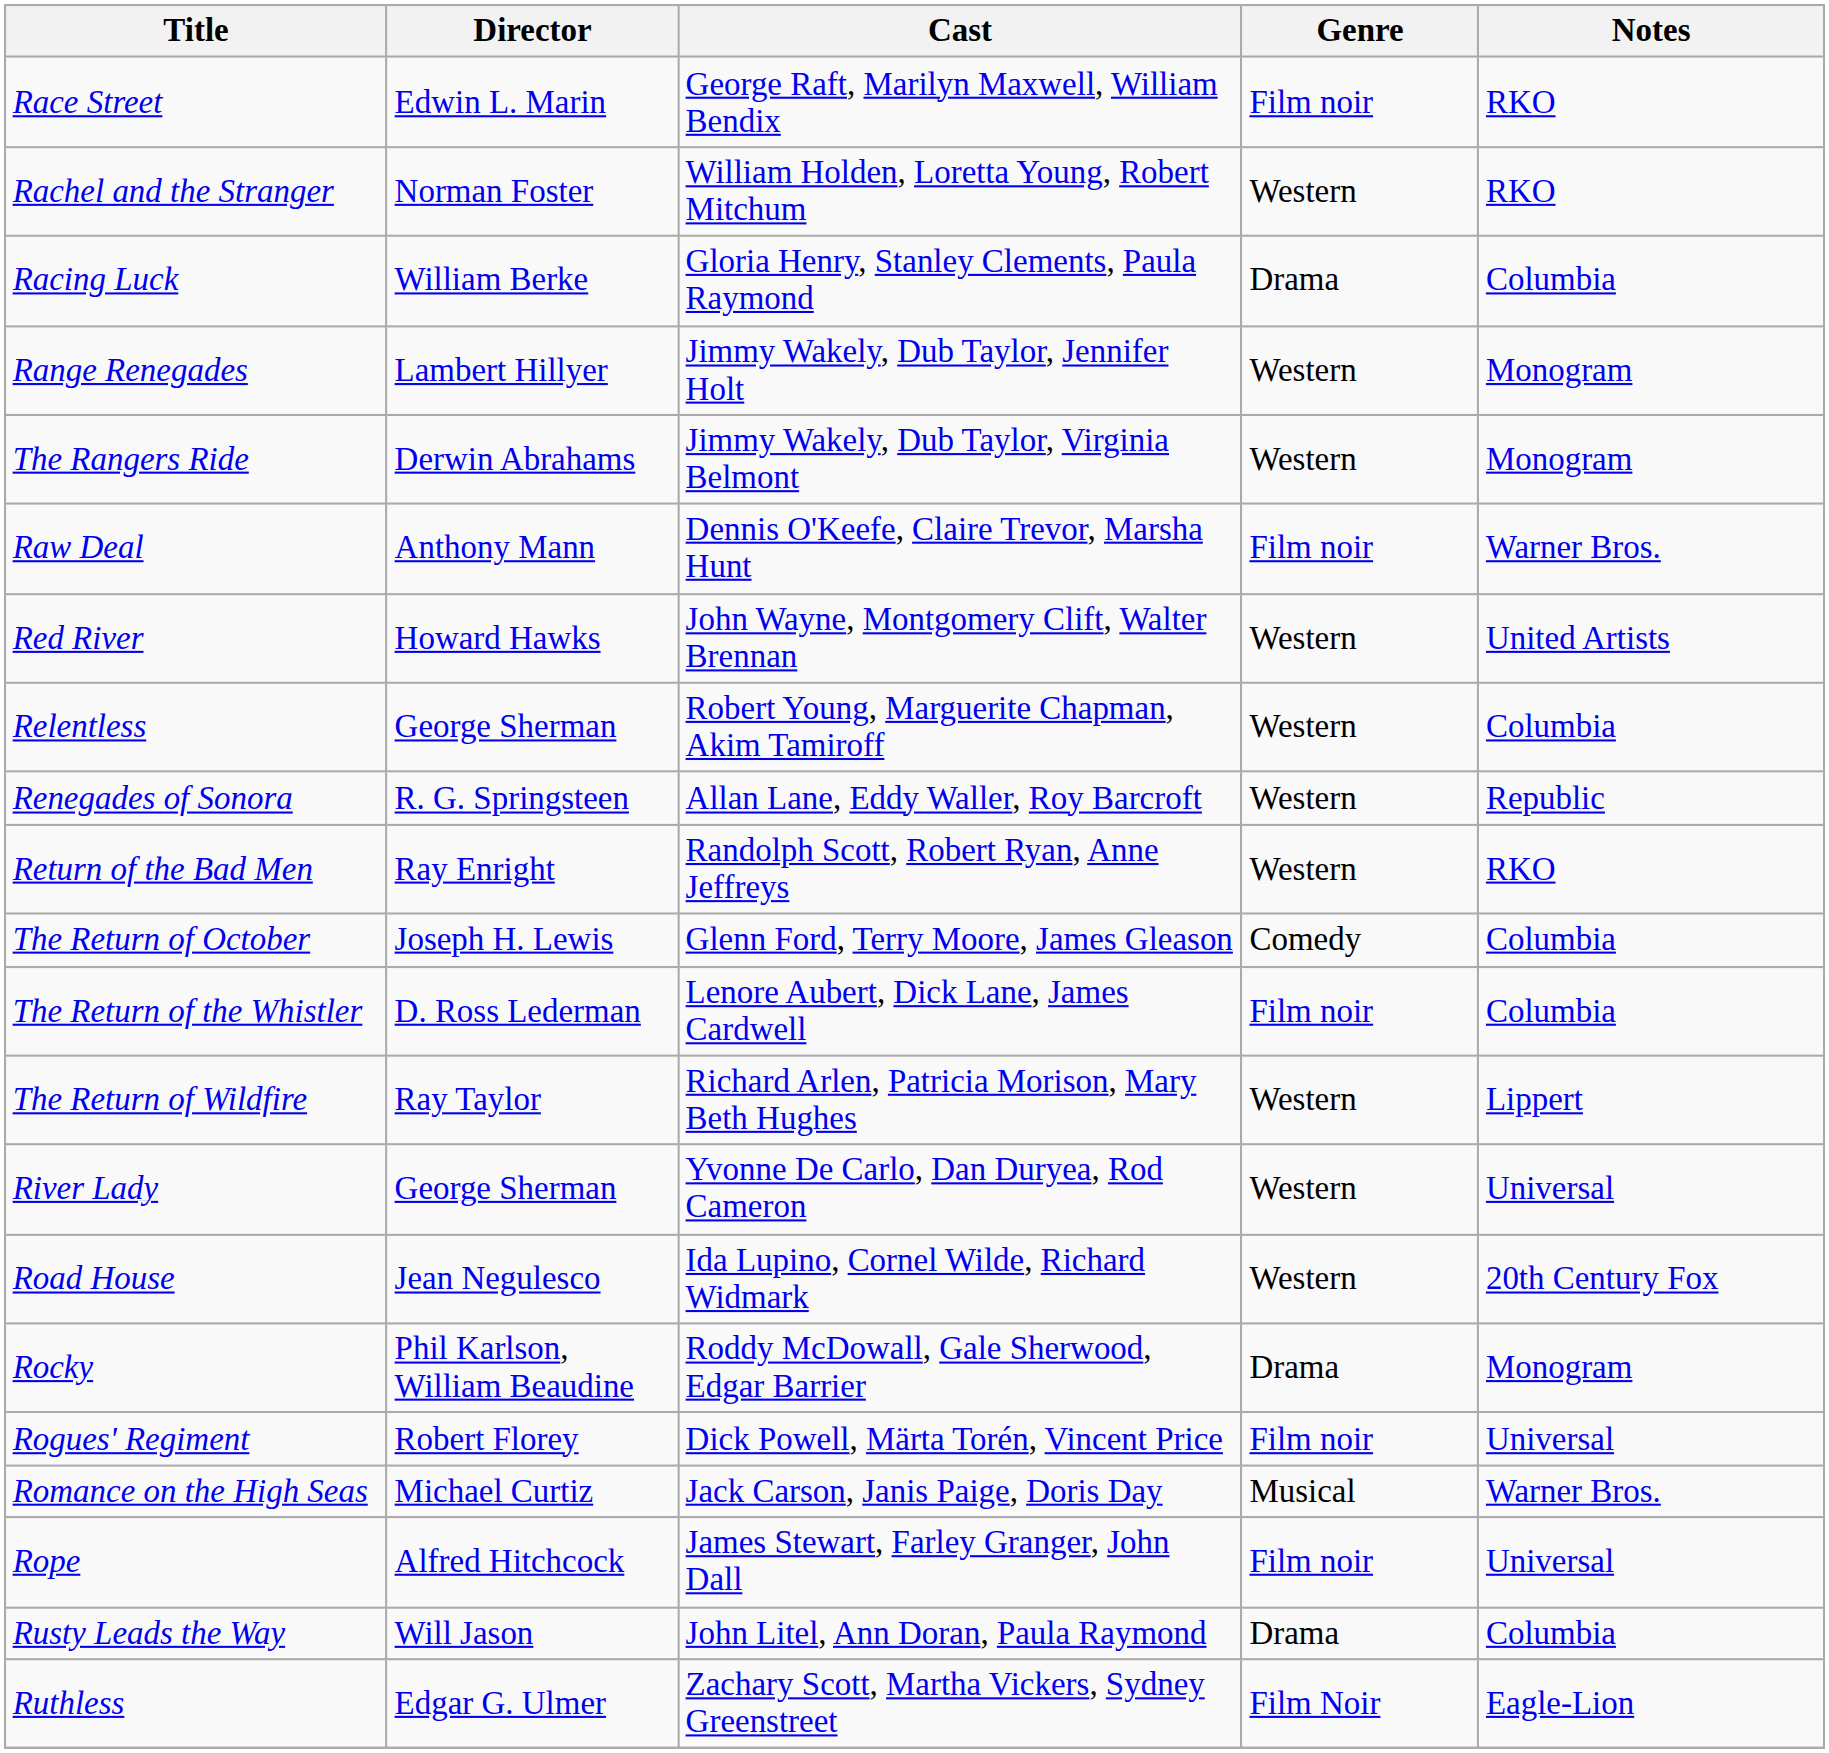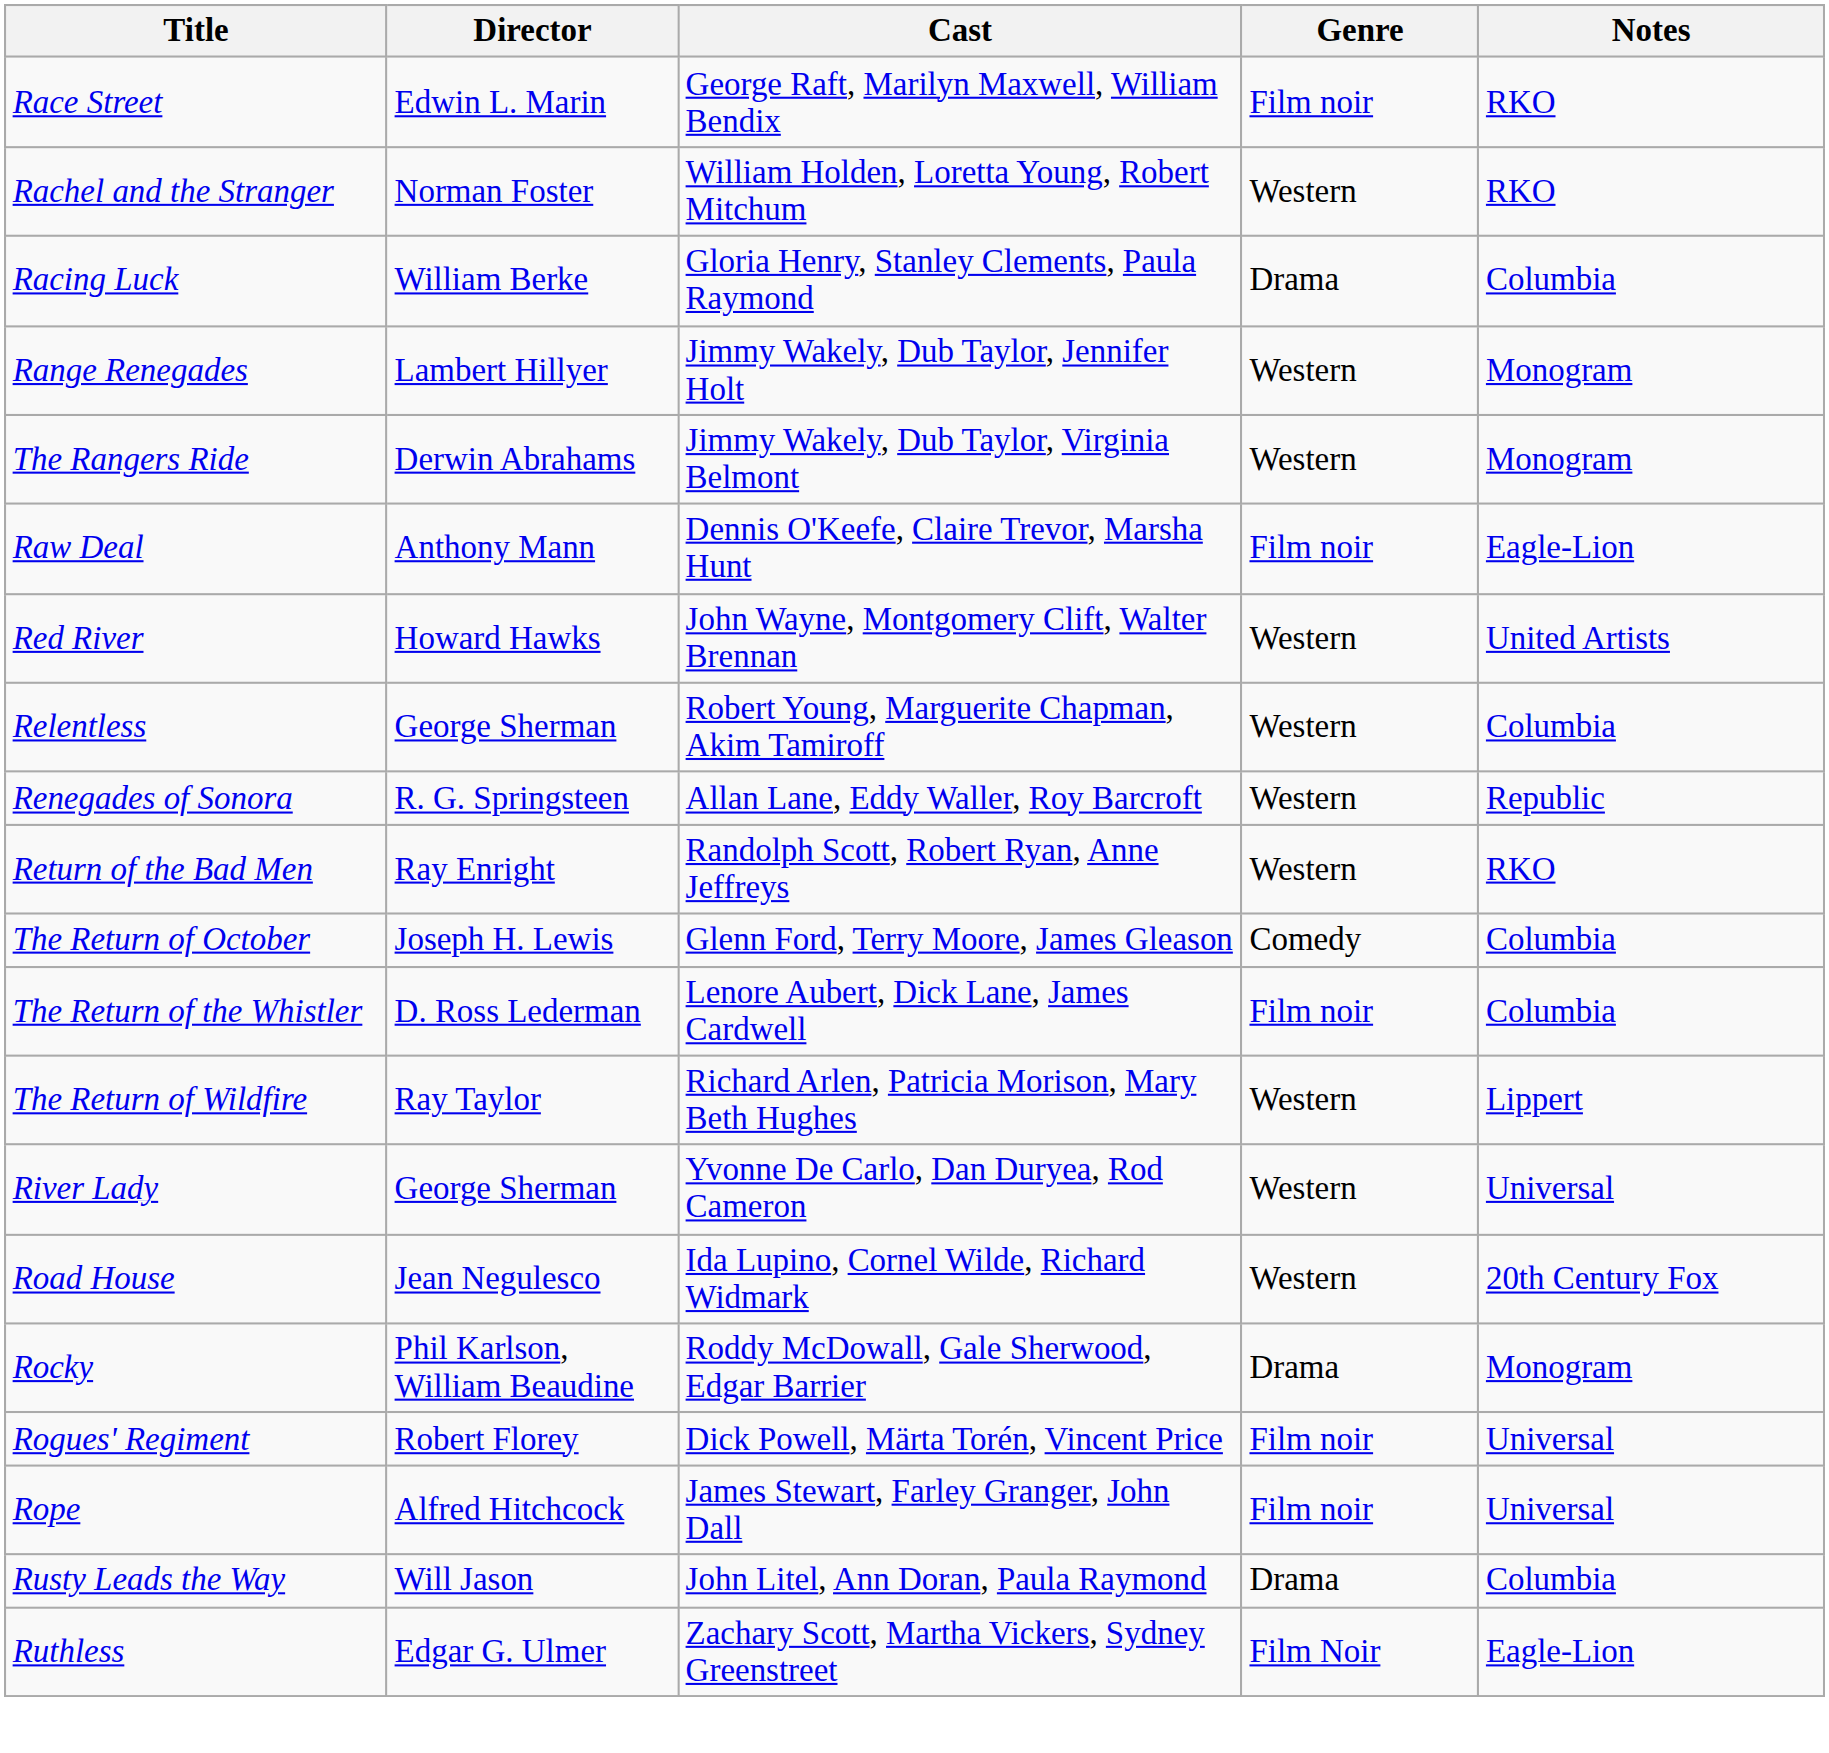(1573, 548) Warner Bros. -> (1560, 548) Eagle-Lion
- row: (190, 1490)
